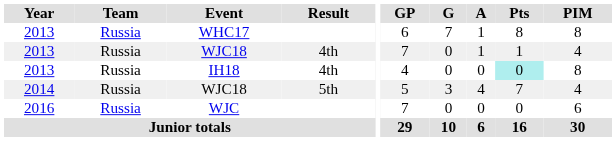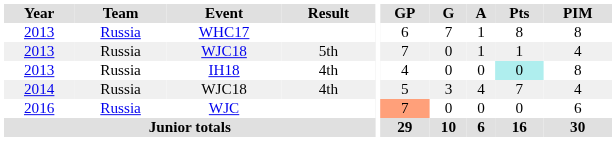(328, 51) 4th -> (328, 51) 5th
(328, 89) 5th -> (328, 89) 4th
(405, 108) no background -> (405, 108) lightsalmon background
